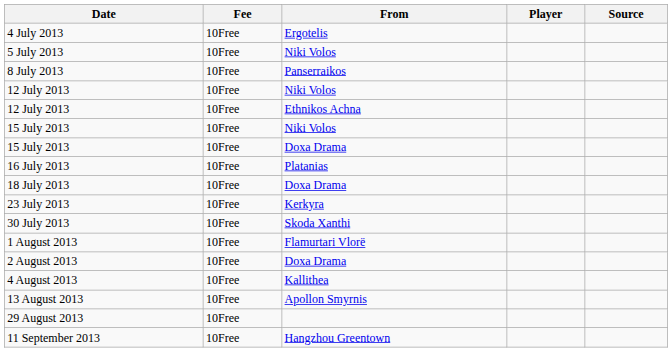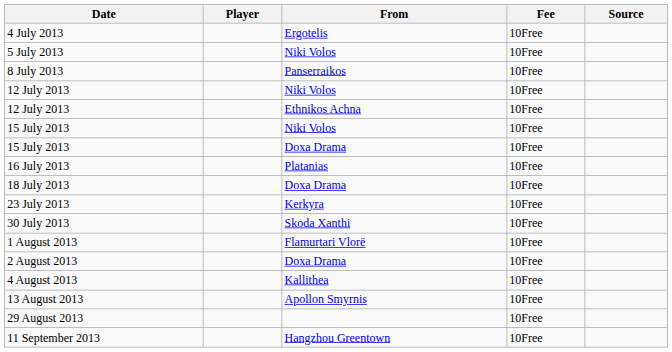columns swapped: (546, 14) <-> (243, 14)
